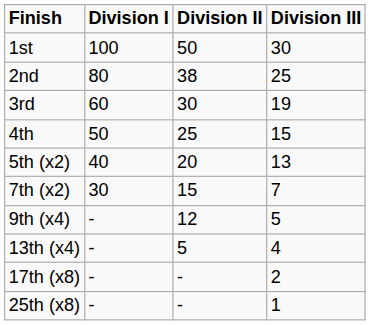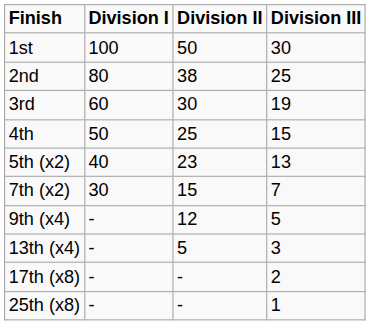(187, 162) 20 -> (187, 162) 23
(276, 248) 4 -> (276, 248) 3
